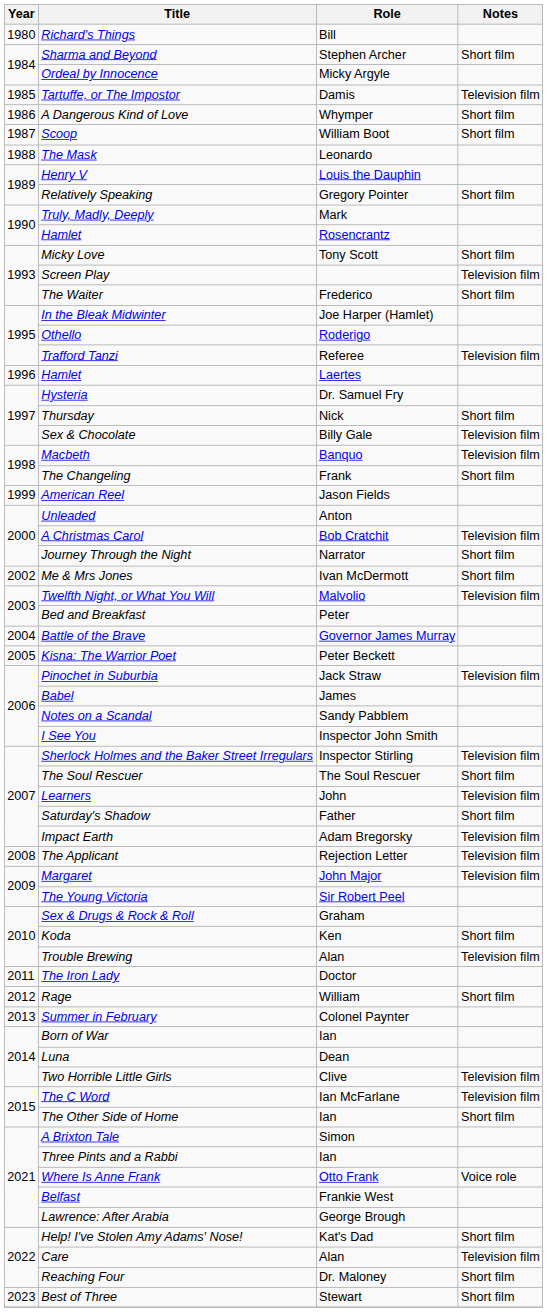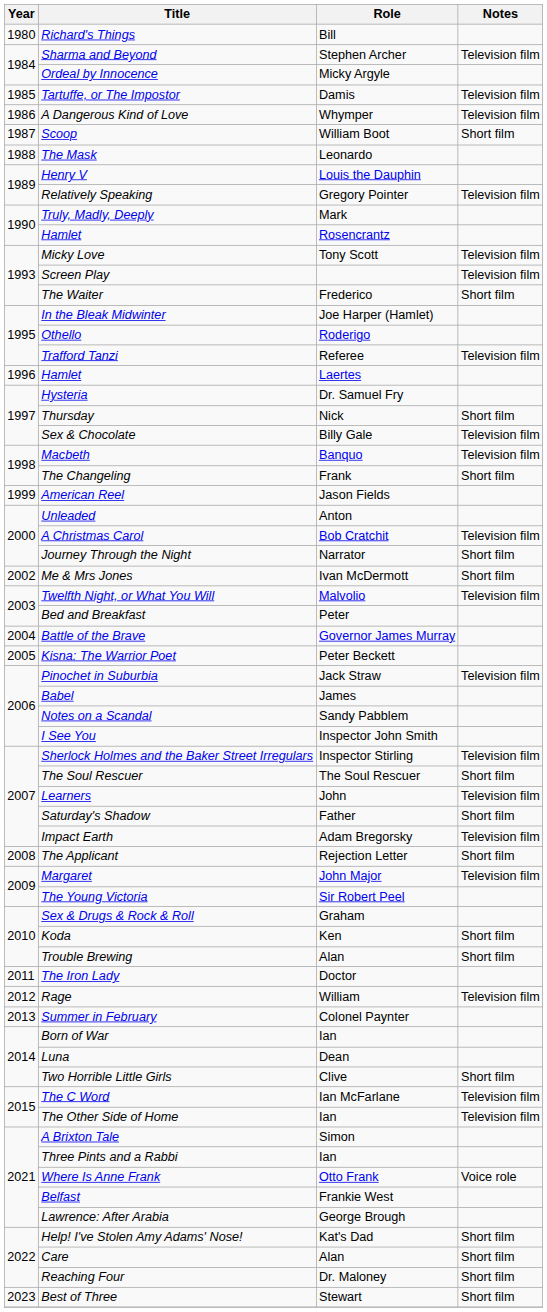(488, 54) Short film -> (500, 54) Television film
(488, 114) Short film -> (500, 114) Television film
(488, 194) Short film -> (500, 194) Television film
(488, 255) Short film -> (500, 255) Television film
(500, 856) Television film -> (488, 856) Short film
(500, 956) Television film -> (488, 956) Short film
(488, 996) Short film -> (500, 996) Television film
(500, 1076) Television film -> (488, 1076) Short film
(488, 1117) Short film -> (500, 1117) Television film
(500, 1257) Television film -> (488, 1257) Short film
